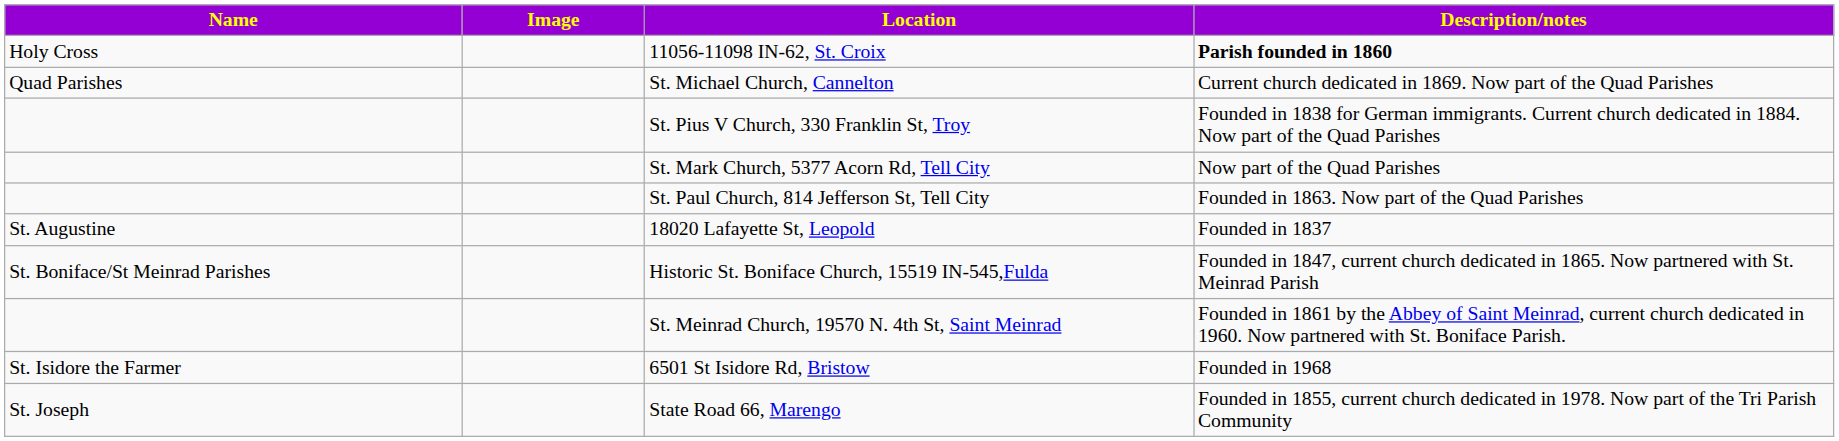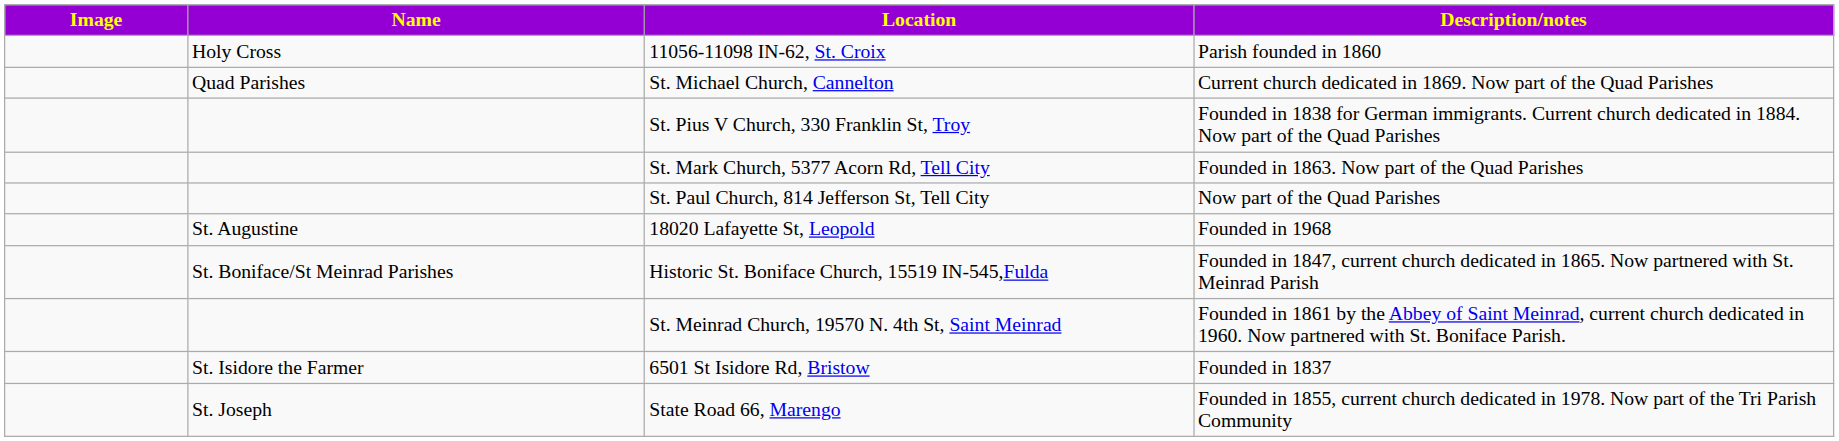columns swapped: (233, 20) <-> (553, 20)
(1295, 51) bold -> (1290, 51) normal
(1319, 167) Now part of the Quad Parishes -> (1391, 167) Founded in 1863. Now part of the Quad Parishes
(1391, 198) Founded in 1863. Now part of the Quad Parishes -> (1319, 198) Now part of the Quad Parishes
(1265, 229) Founded in 1837 -> (1265, 229) Founded in 1968
(1265, 367) Founded in 1968 -> (1265, 367) Founded in 1837
